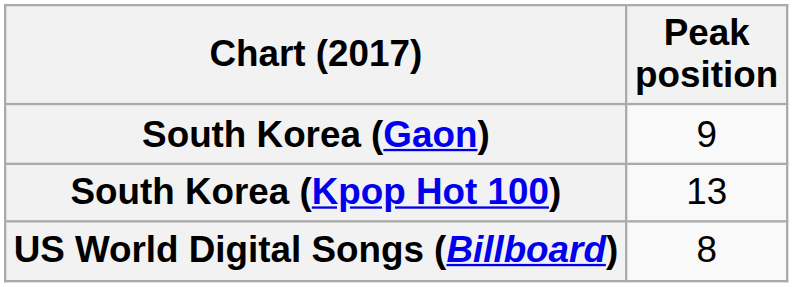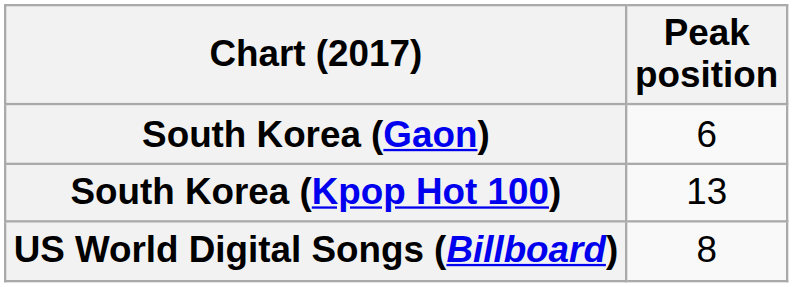(707, 133) 9 -> (707, 133) 6
